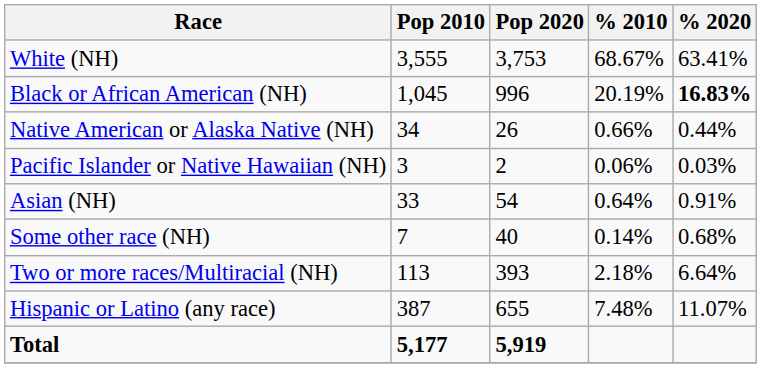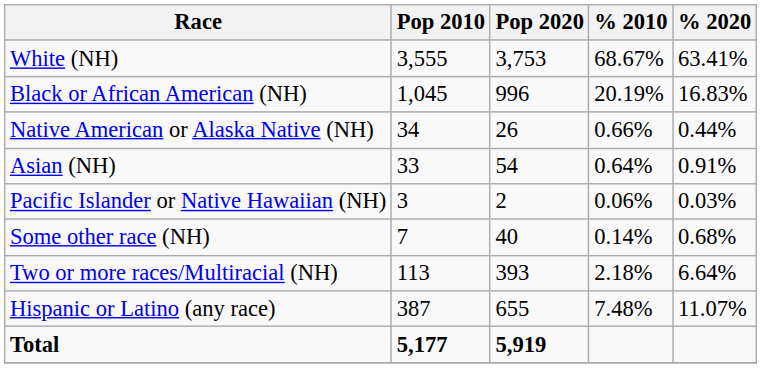(715, 93) bold -> (713, 93) normal
rows swapped: (63, 201) <-> (198, 165)
